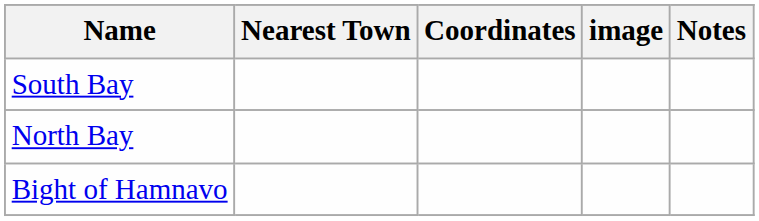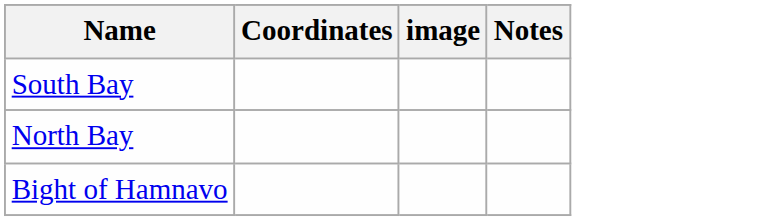- column: (326, 30)
